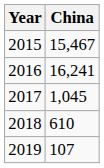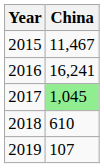(72, 44) 15,467 -> (72, 44) 11,467
(68, 96) no background -> (68, 96) lightgreen background
